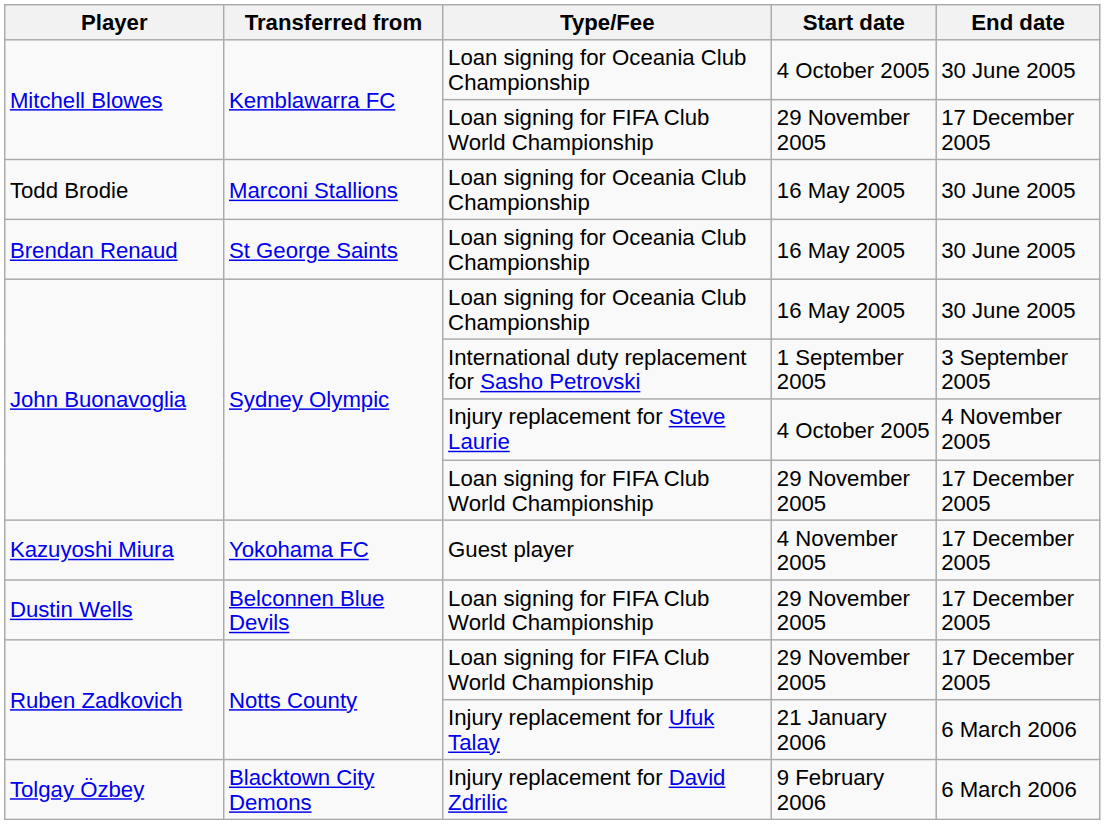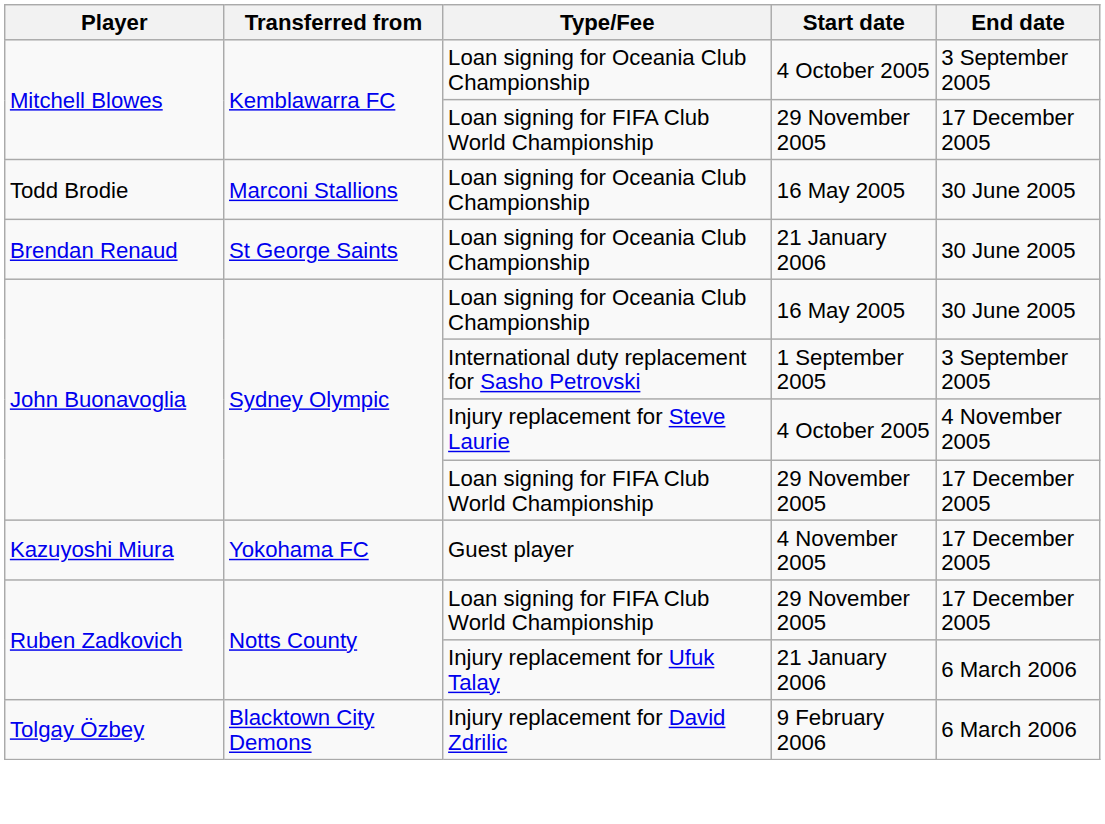(1008, 70) 30 June 2005 -> (1005, 70) 3 September 2005
(841, 250) 16 May 2005 -> (832, 250) 21 January 2006
- row: (71, 610)
